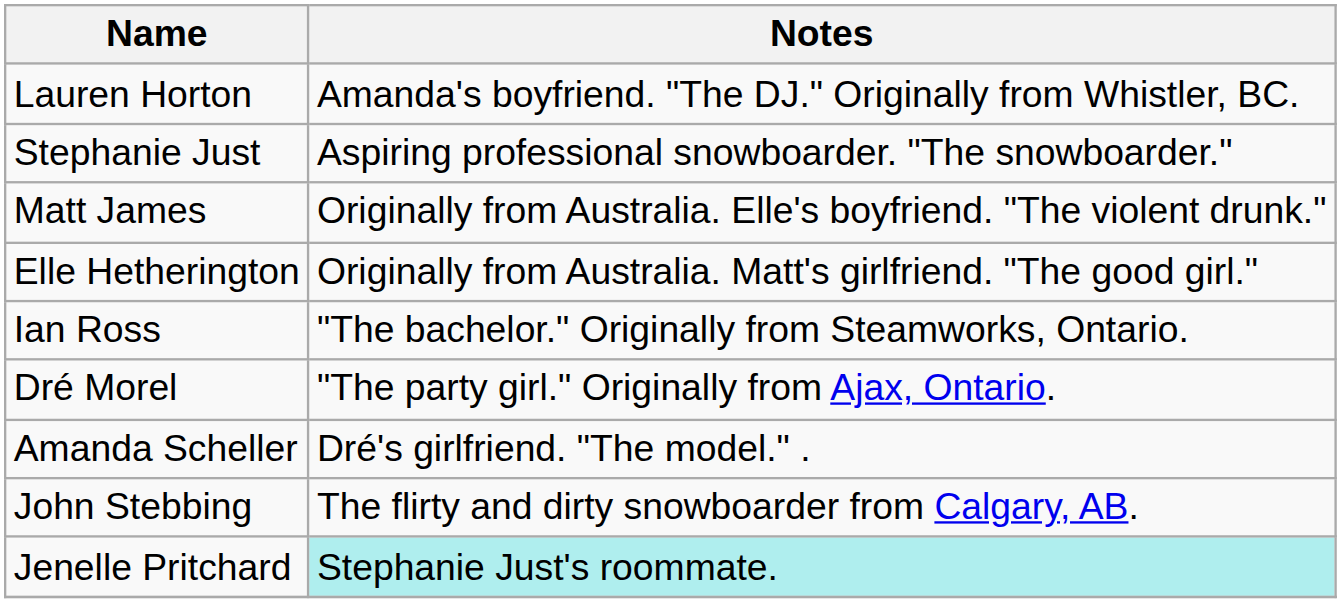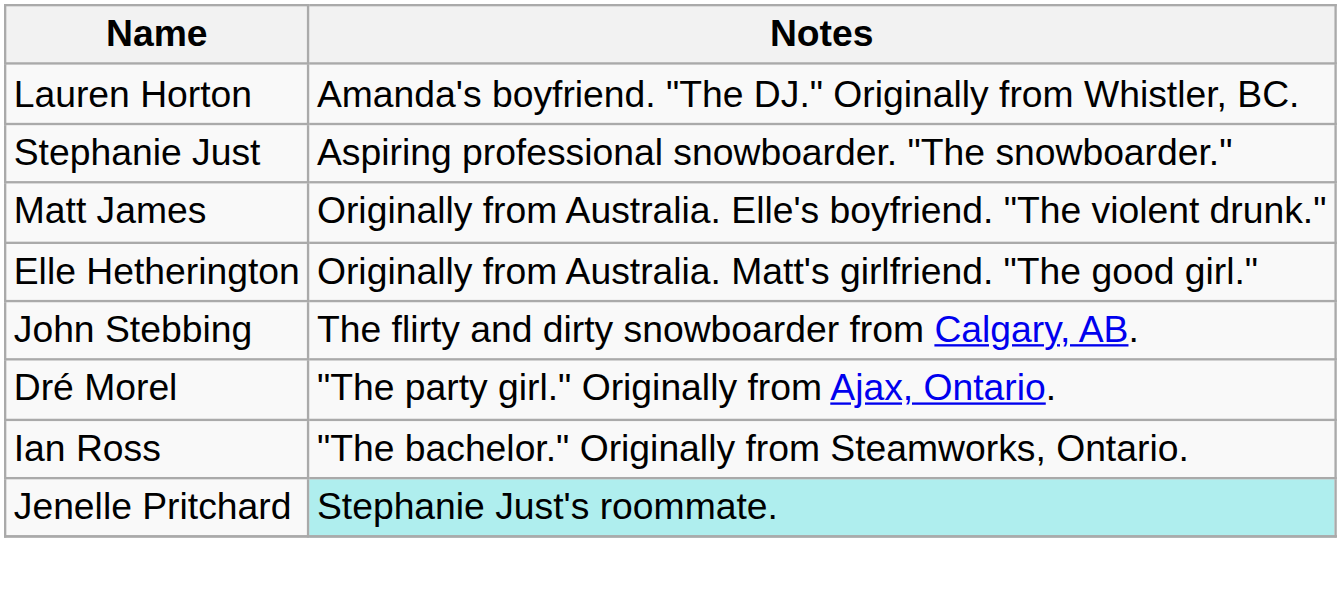rows swapped: (87, 329) <-> (133, 507)
- row: (156, 447)
